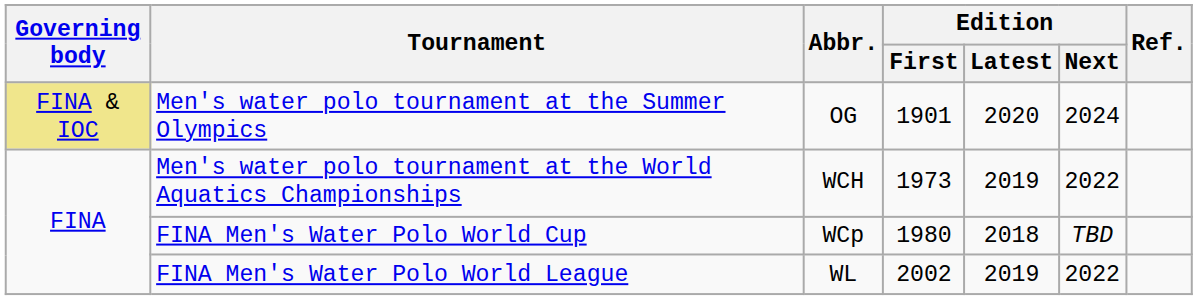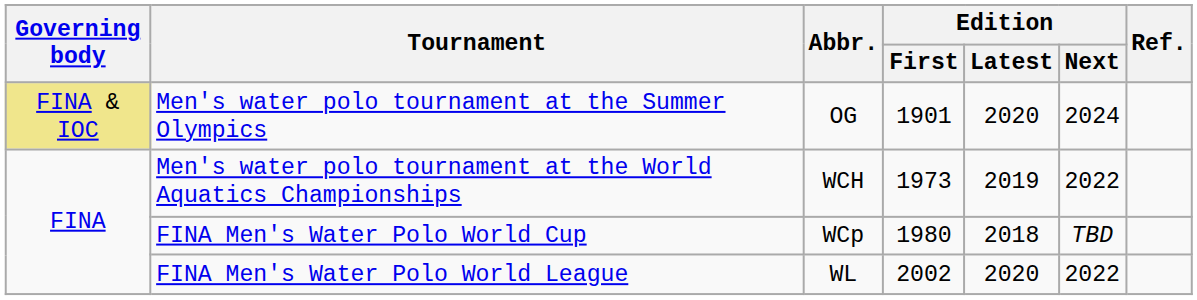(1012, 274) 2019 -> (1012, 274) 2020
